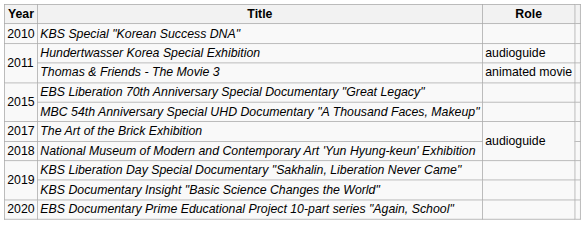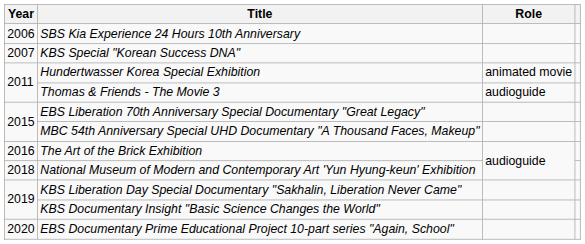+ row: (170, 33)
(21, 33) 2010 -> (21, 53) 2007
(515, 53) audioguide -> (529, 72) animated movie
(529, 72) animated movie -> (515, 92) audioguide
(21, 131) 2017 -> (21, 151) 2016
